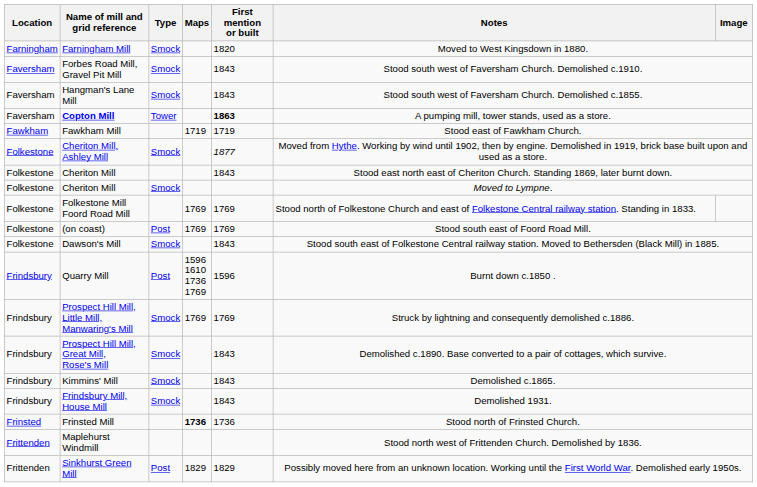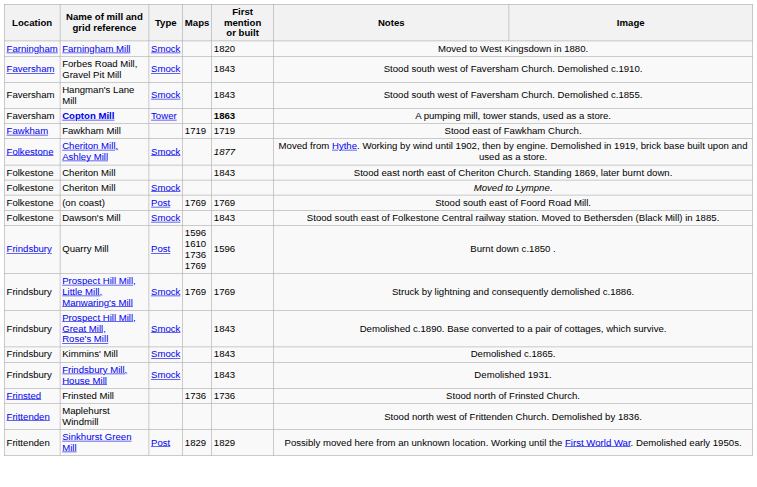- row: (96, 208)
(195, 422) bold -> (196, 396) normal
